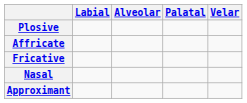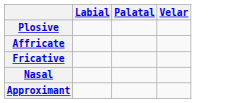- column: (137, 12)
